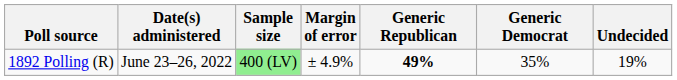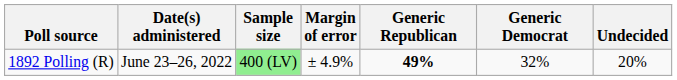(535, 62) 35% -> (535, 62) 32%
(632, 62) 19% -> (632, 62) 20%
